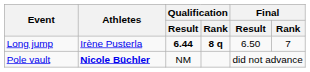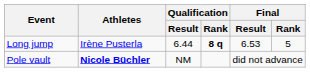(183, 44) bold -> (183, 44) normal
(251, 44) 6.50 -> (251, 44) 6.53
(288, 44) 7 -> (288, 44) 5
